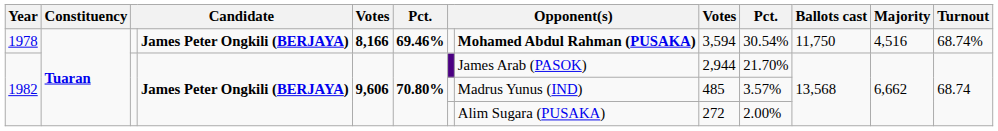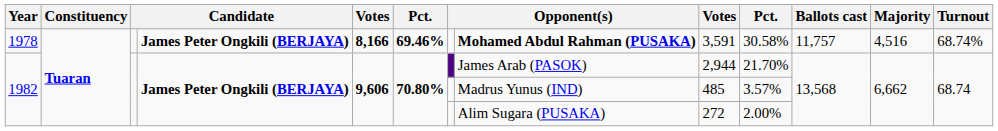(719, 40) 3,594 -> (719, 40) 3,591
(766, 40) 30.54% -> (766, 40) 30.58%
(815, 40) 11,750 -> (815, 40) 11,757
